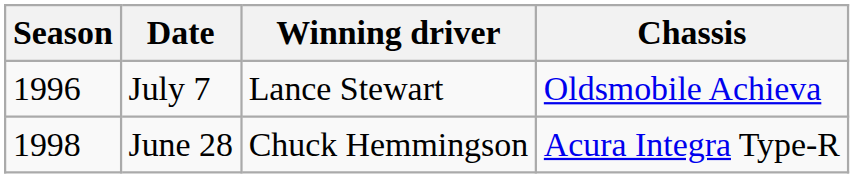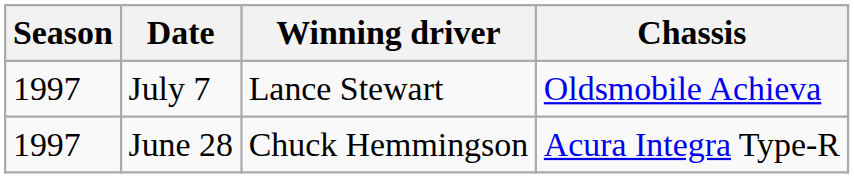(47, 88) 1996 -> (47, 88) 1997
(47, 144) 1998 -> (47, 144) 1997
